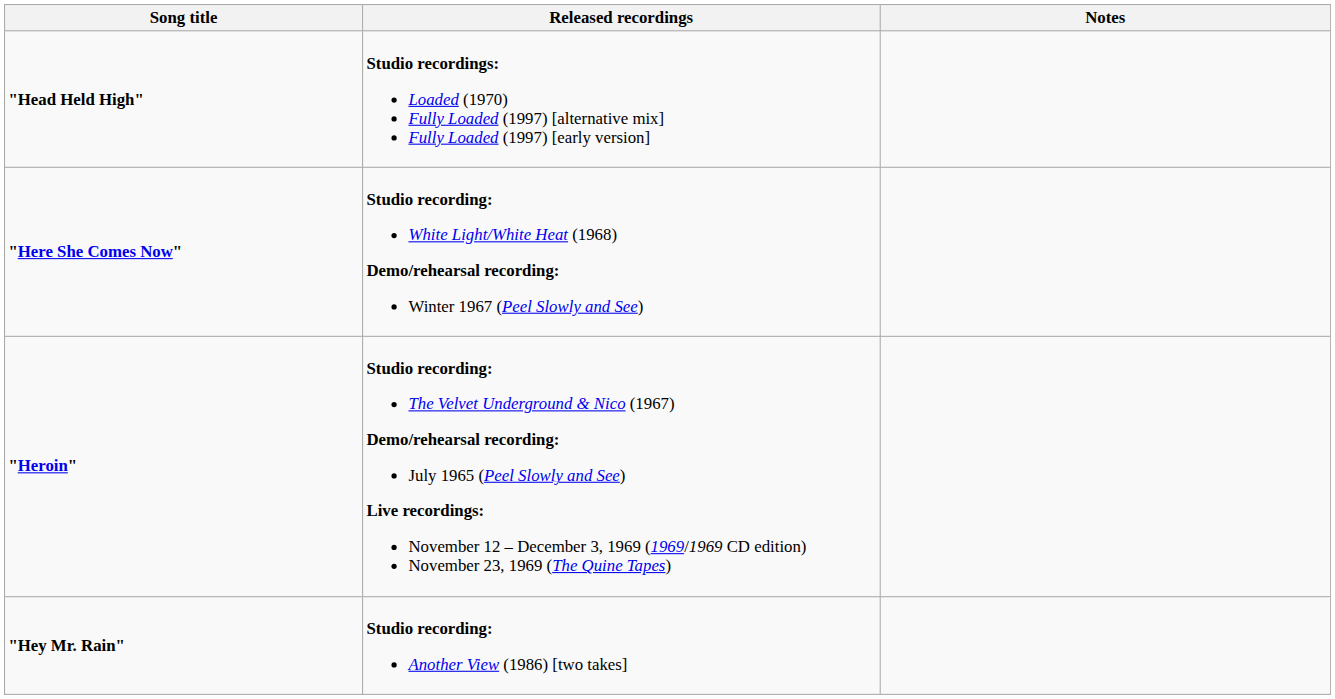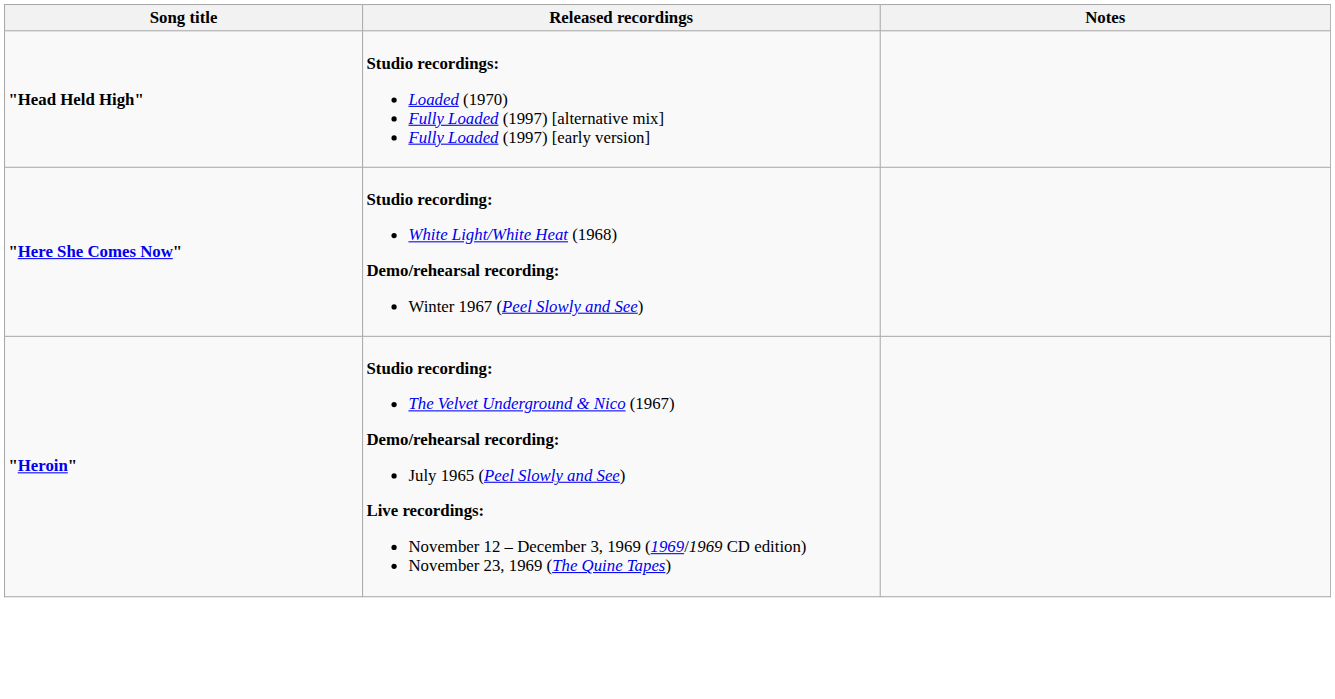- row: (67, 645)
